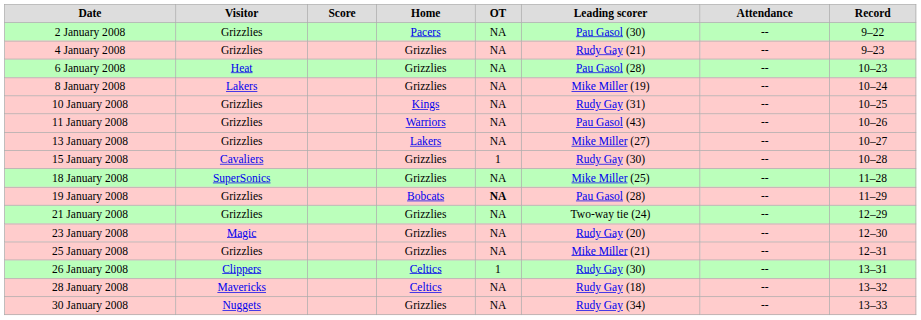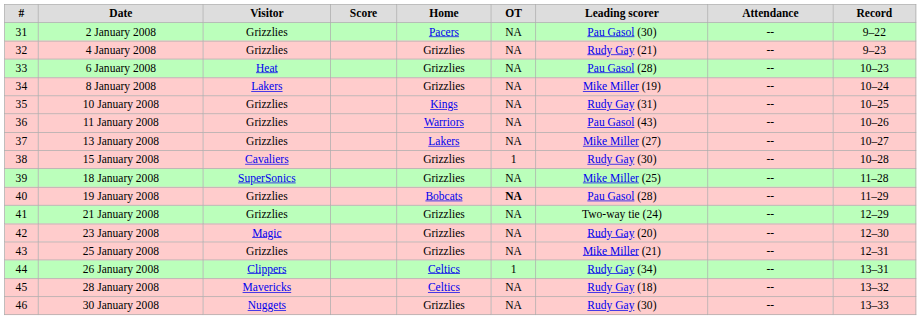+ column: (21, 13)
(611, 269) Rudy Gay (30) -> (622, 269) Rudy Gay (34)
(611, 305) Rudy Gay (34) -> (622, 305) Rudy Gay (30)
